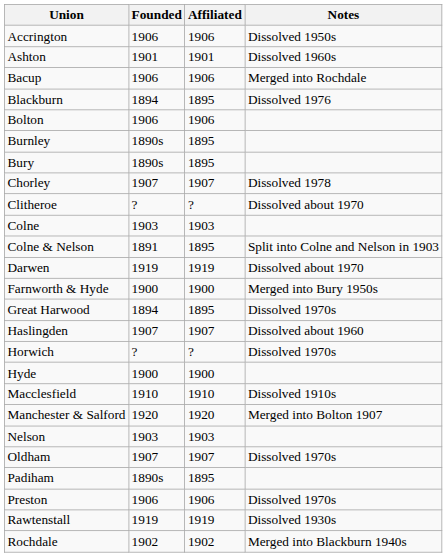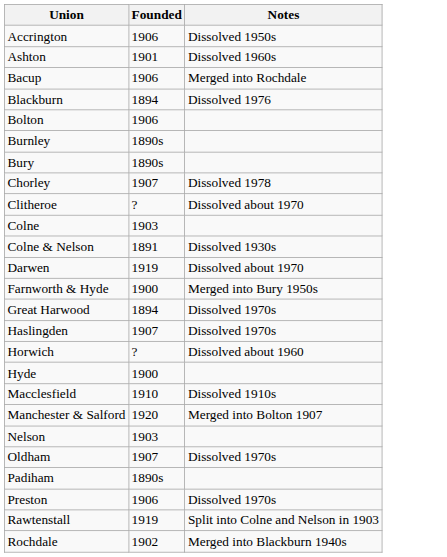- column: (215, 15)
(343, 246) Split into Colne and Nelson in 1903 -> (232, 246) Dissolved 1930s
(306, 330) Dissolved about 1960 -> (232, 330) Dissolved 1970s
(292, 352) Dissolved 1970s -> (246, 352) Dissolved about 1960
(292, 520) Dissolved 1930s -> (283, 520) Split into Colne and Nelson in 1903
